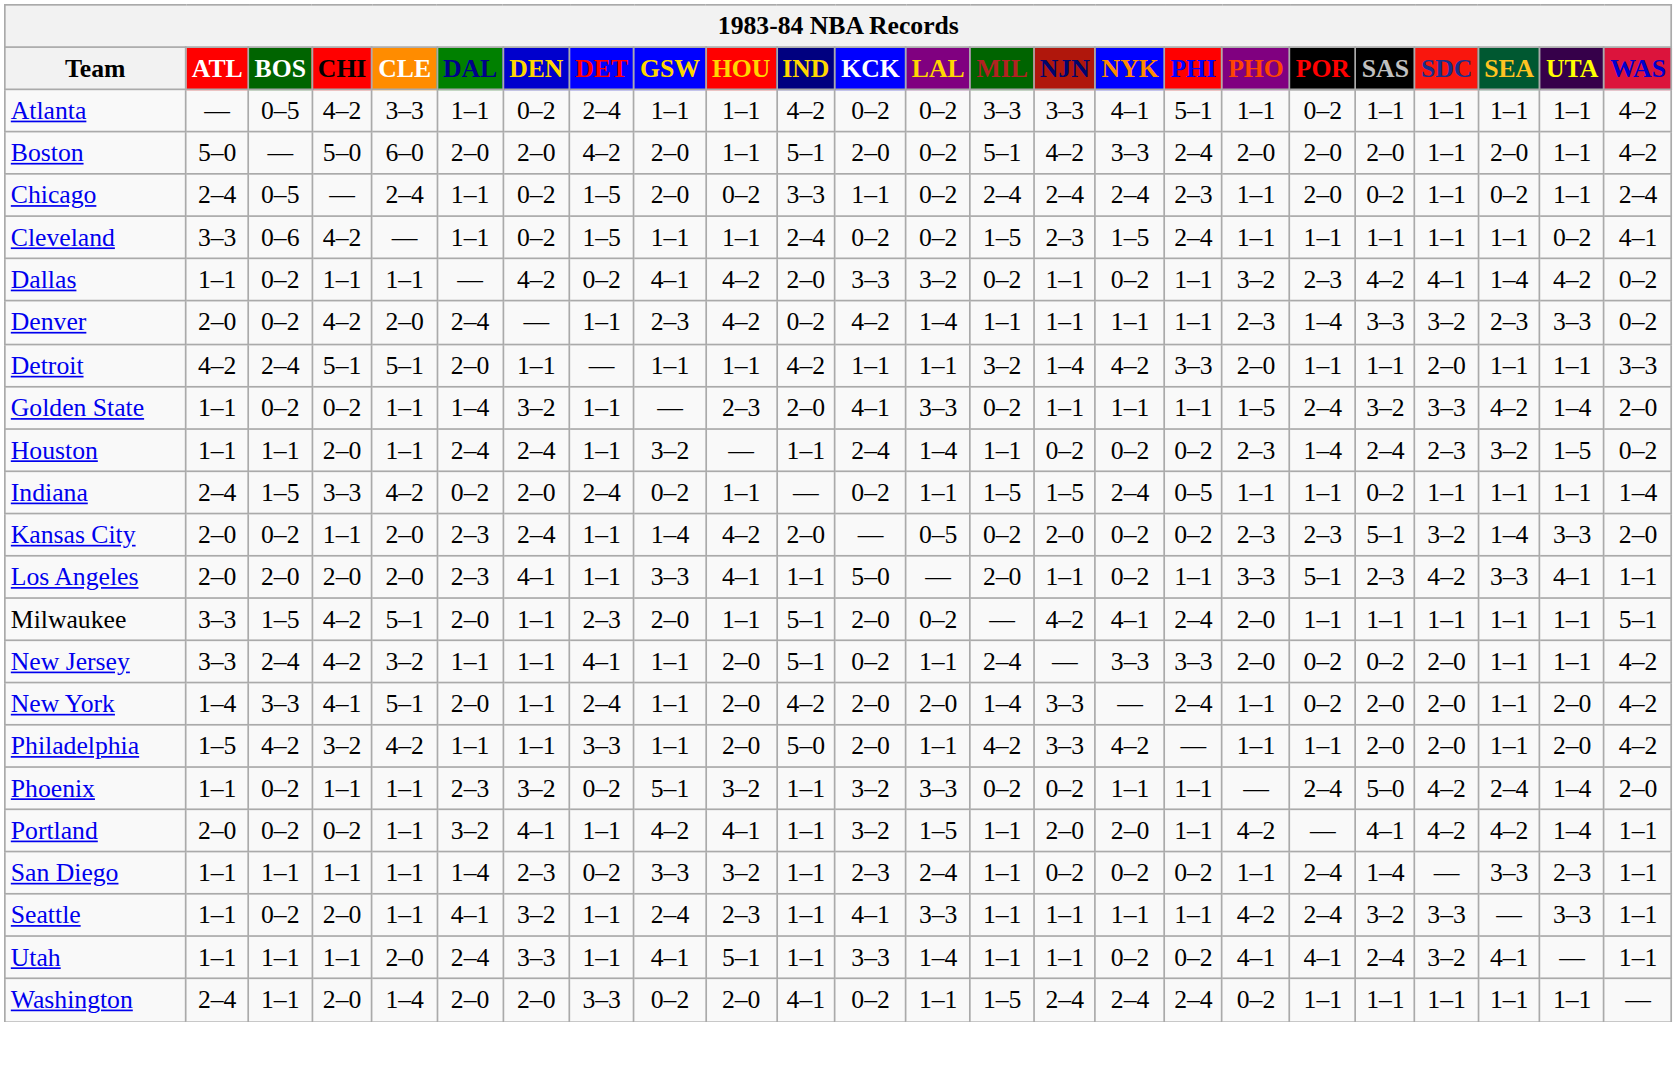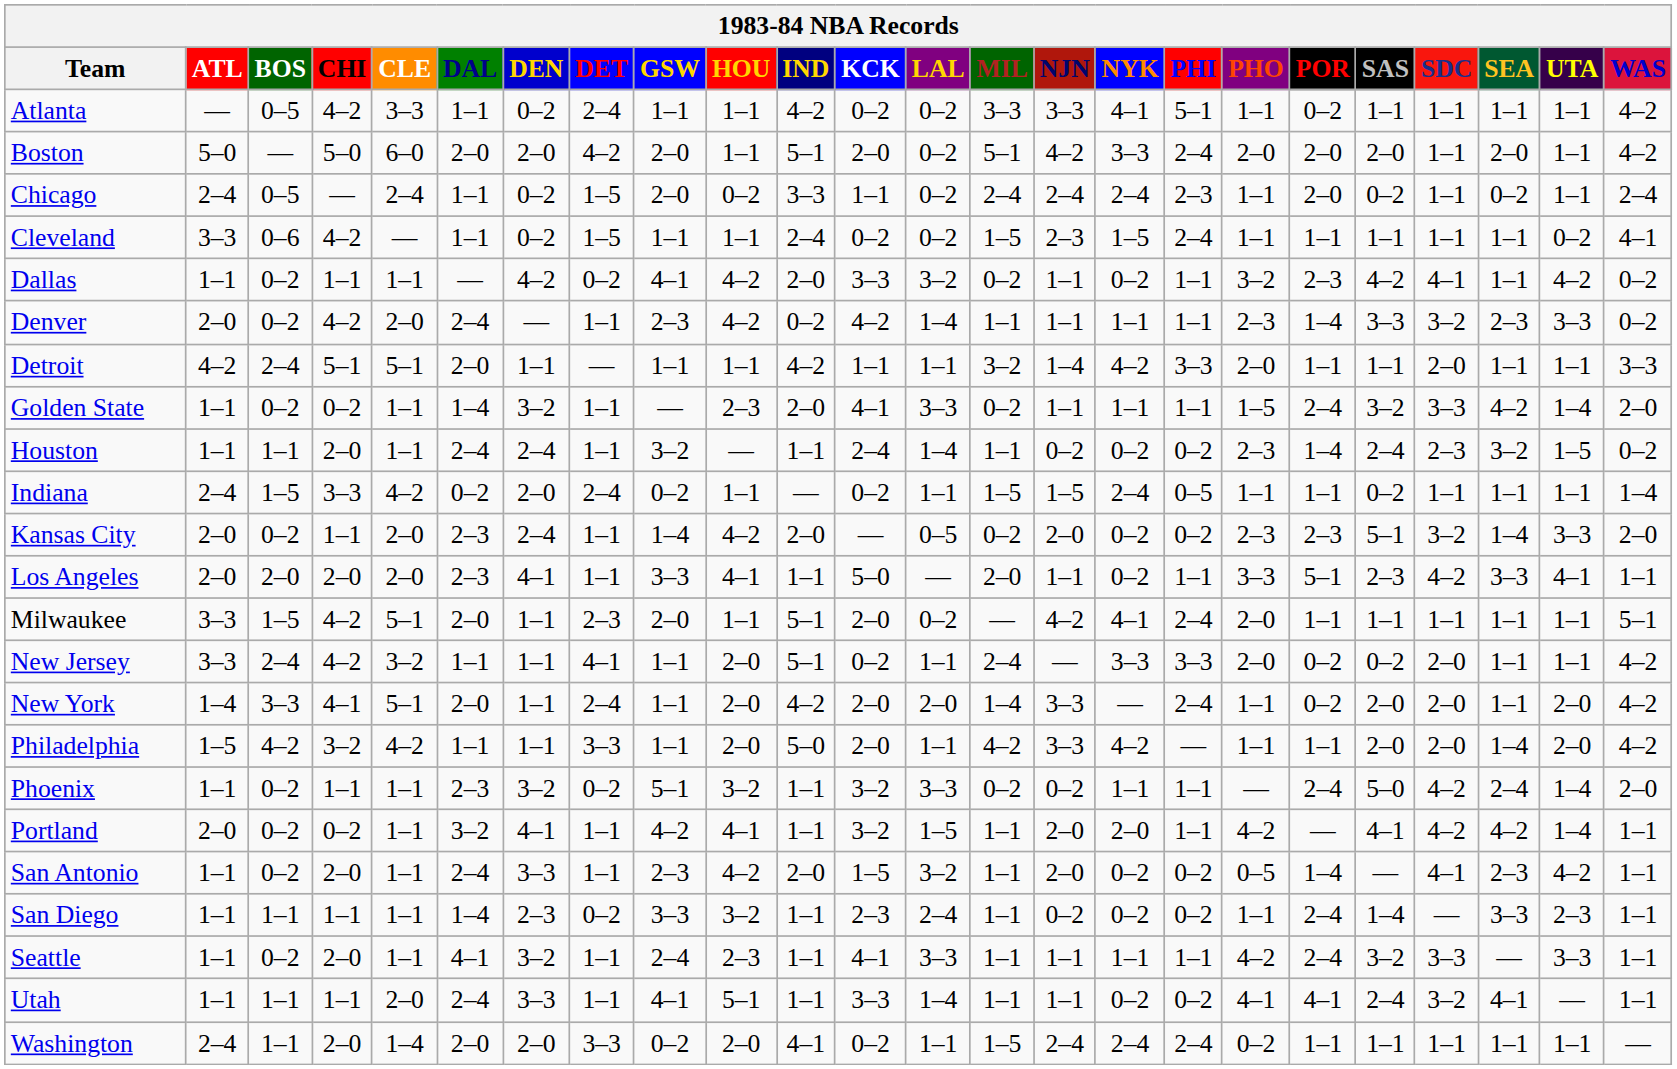(1509, 279) 1–4 -> (1509, 279) 1–1
(1509, 745) 1–1 -> (1509, 745) 1–4
+ row: (75, 872)
